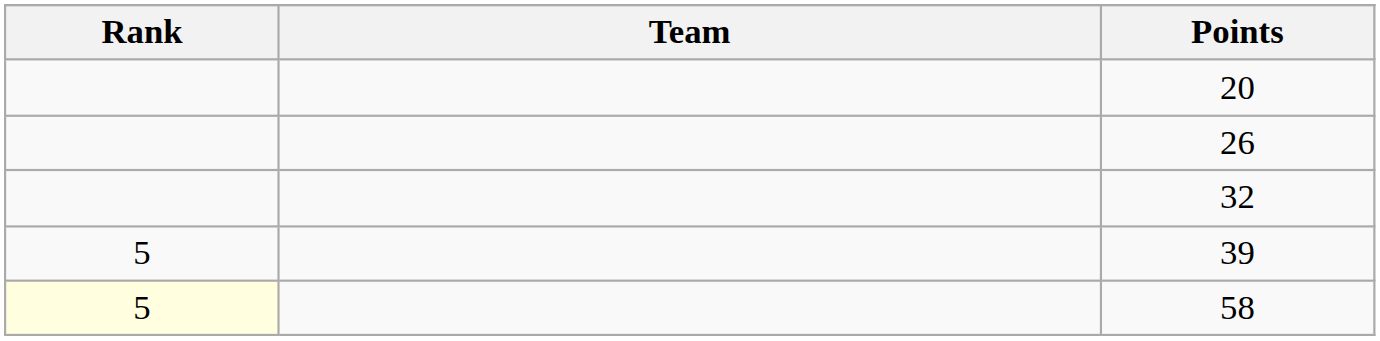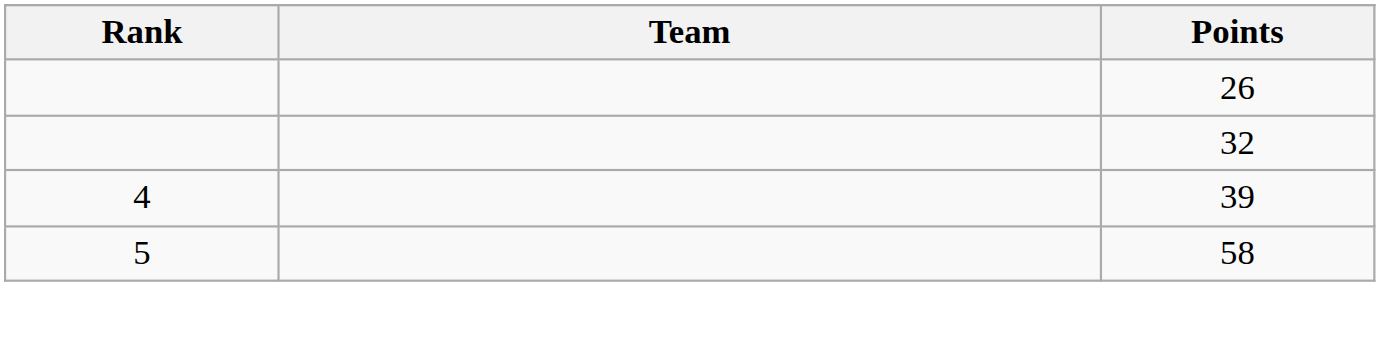- row: (1237, 87)
(142, 252) 5 -> (142, 197) 4
(142, 307) lightyellow background -> (142, 252) no background
